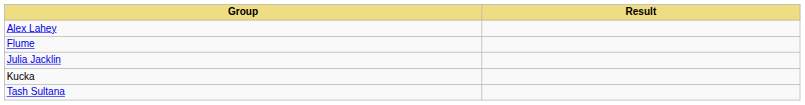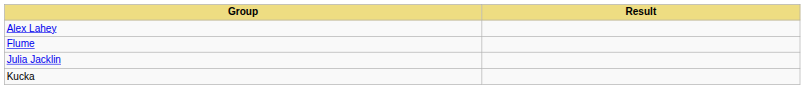- row: (36, 92)
